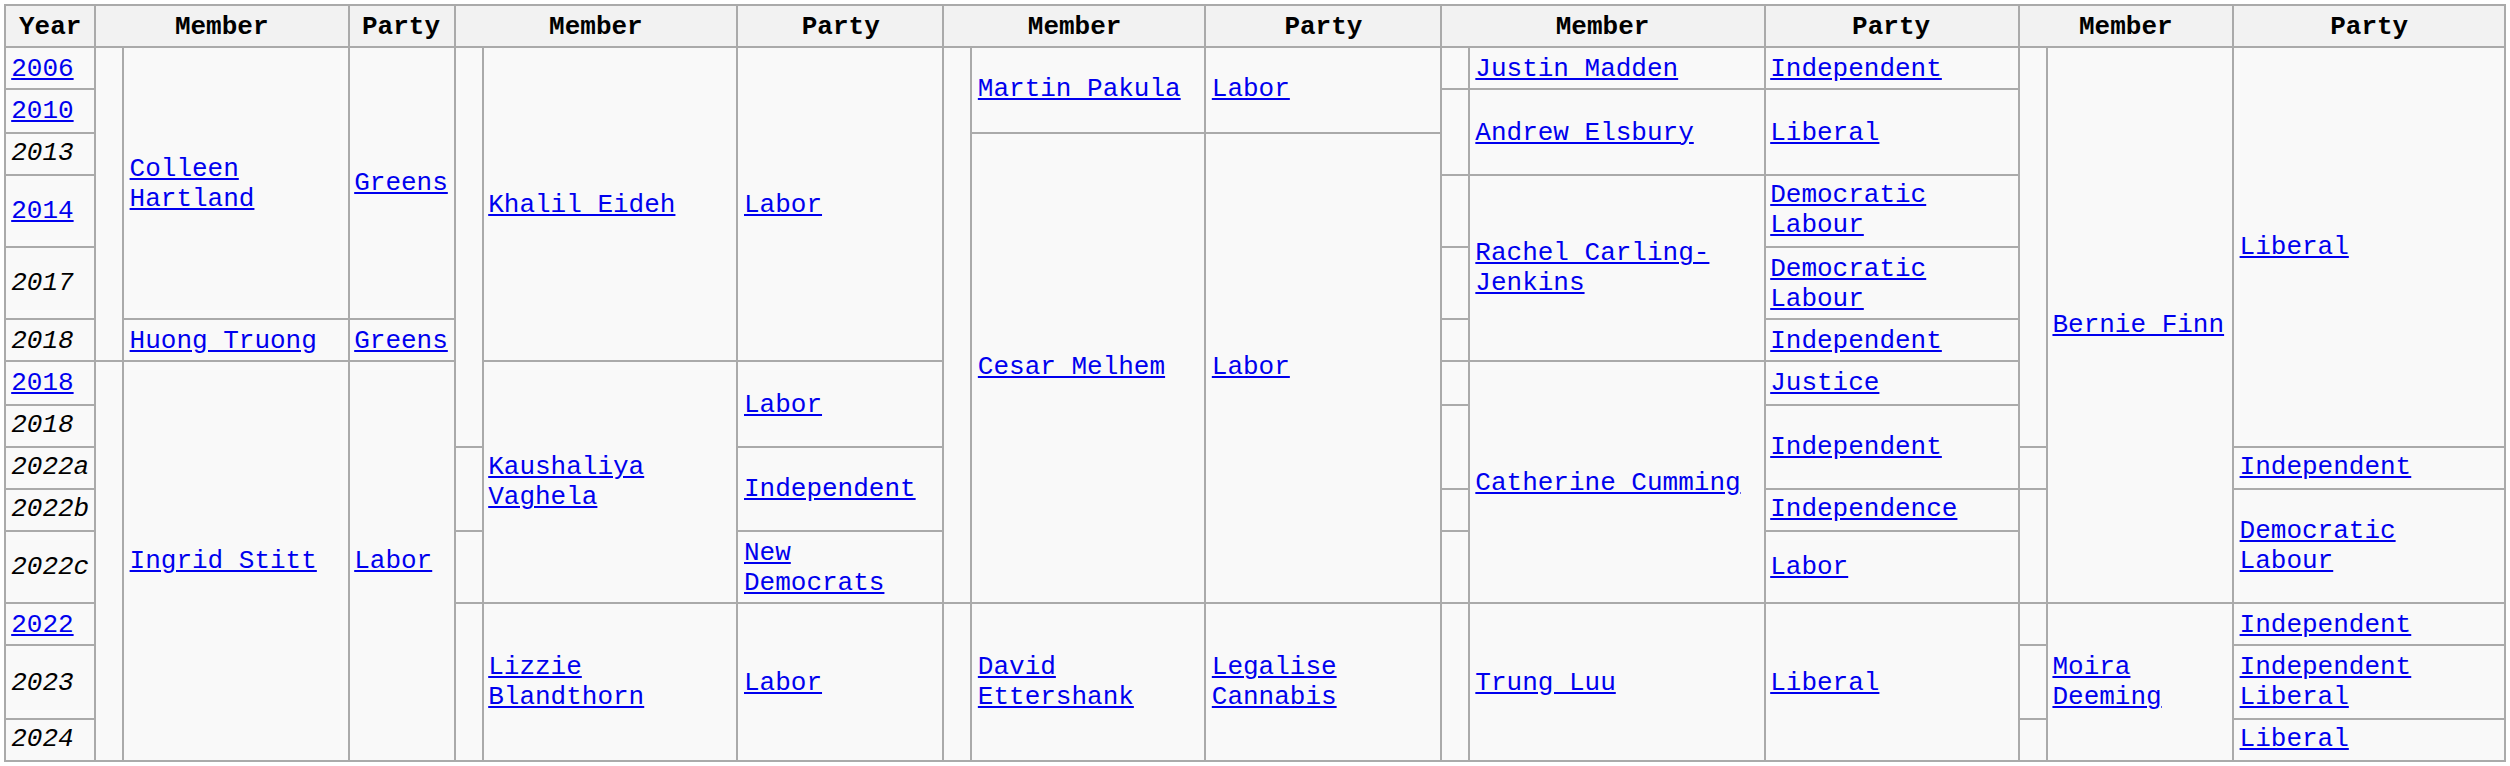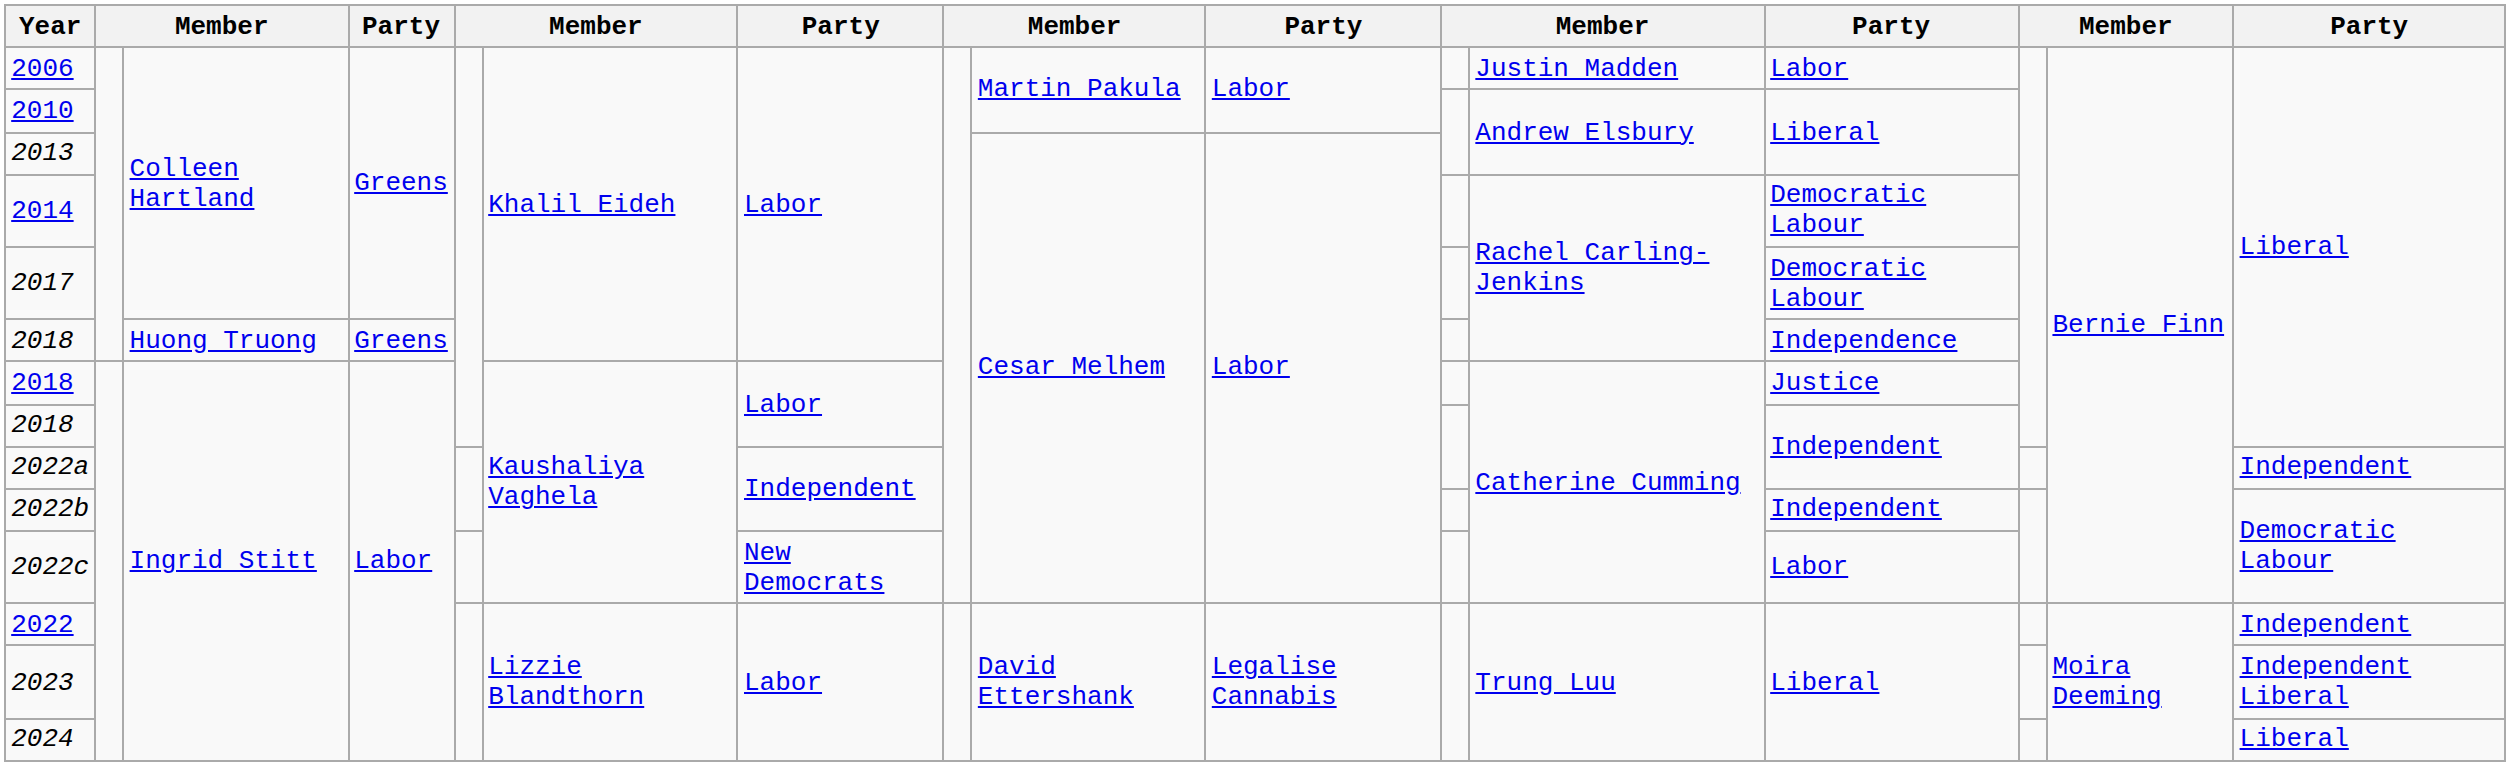(1856, 69) Independent -> (1809, 69) Labor
(1856, 340) Independent -> (1864, 340) Independence
(1864, 510) Independence -> (1856, 510) Independent
